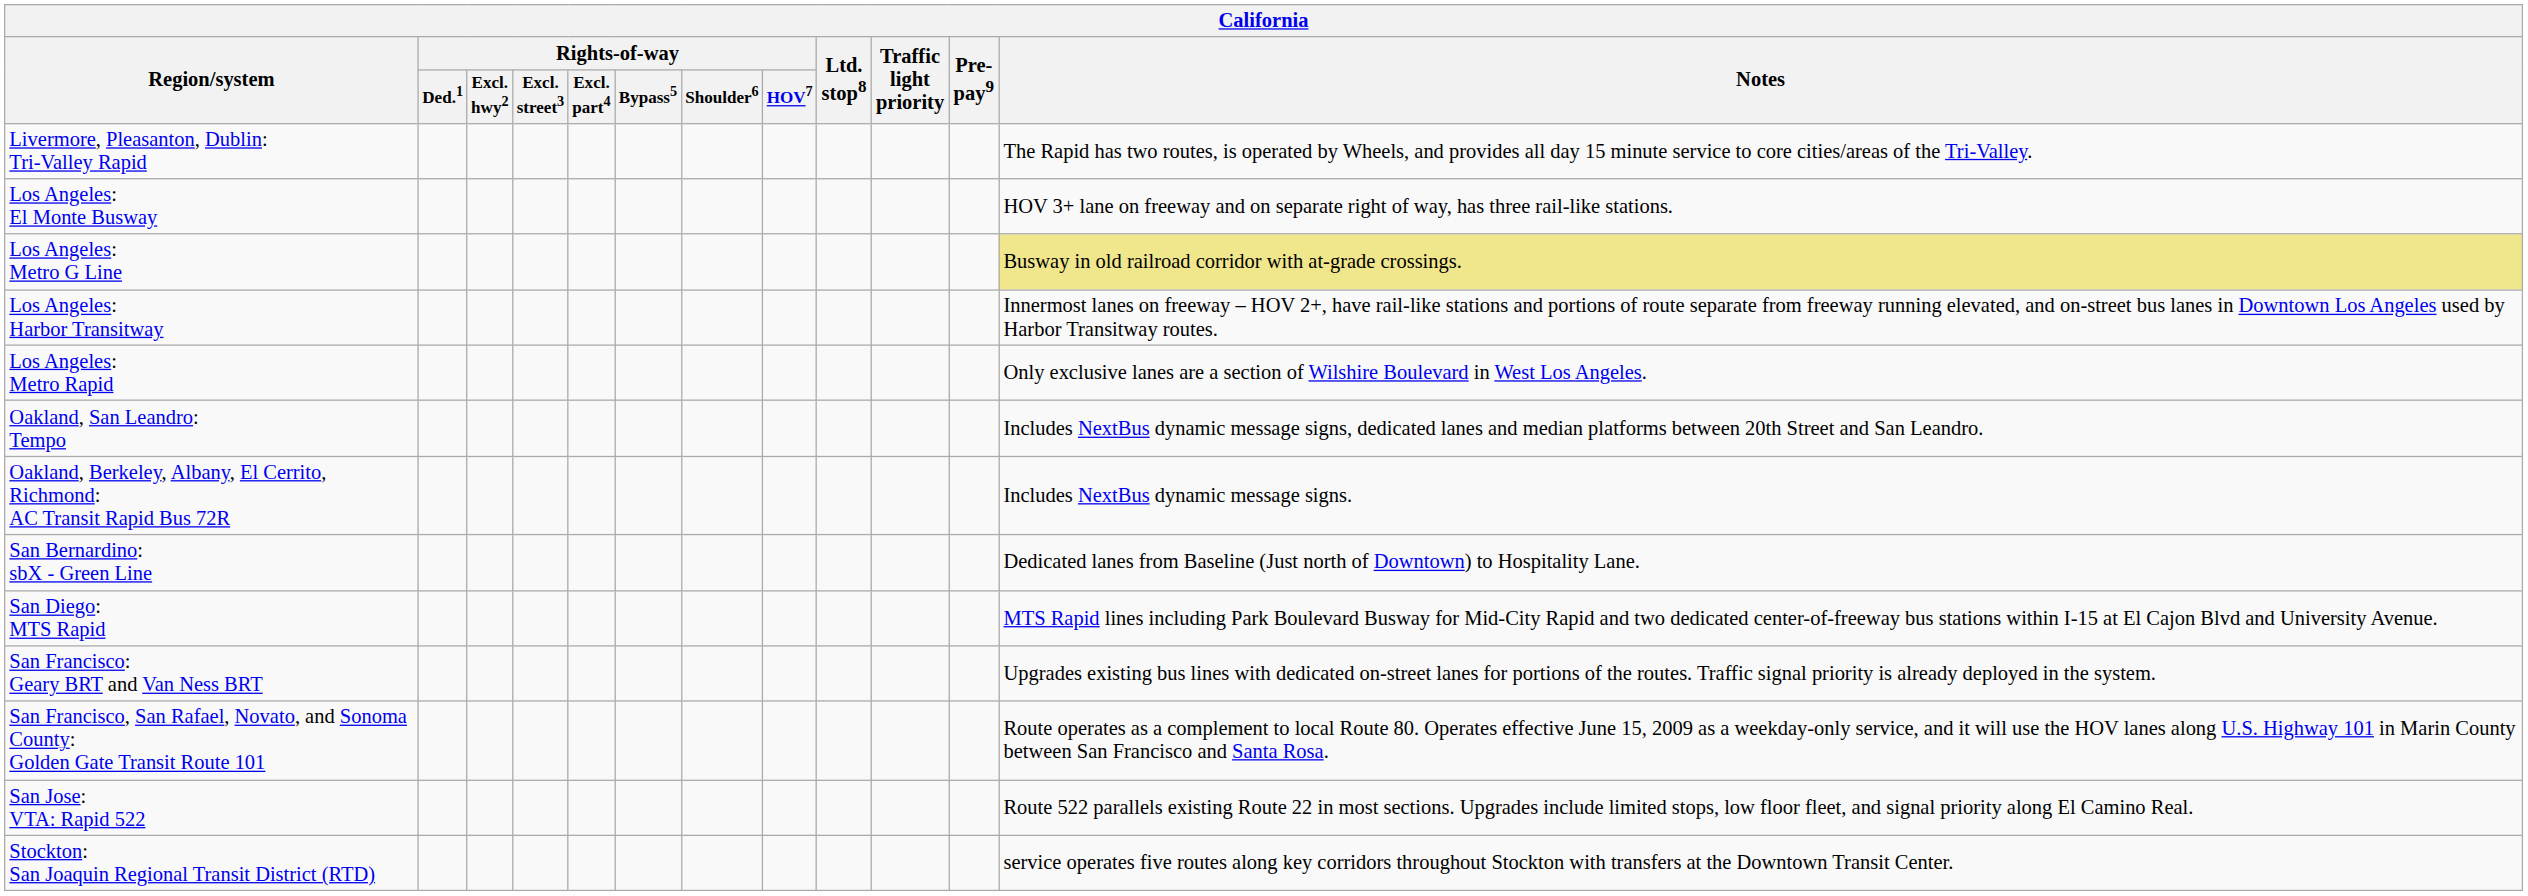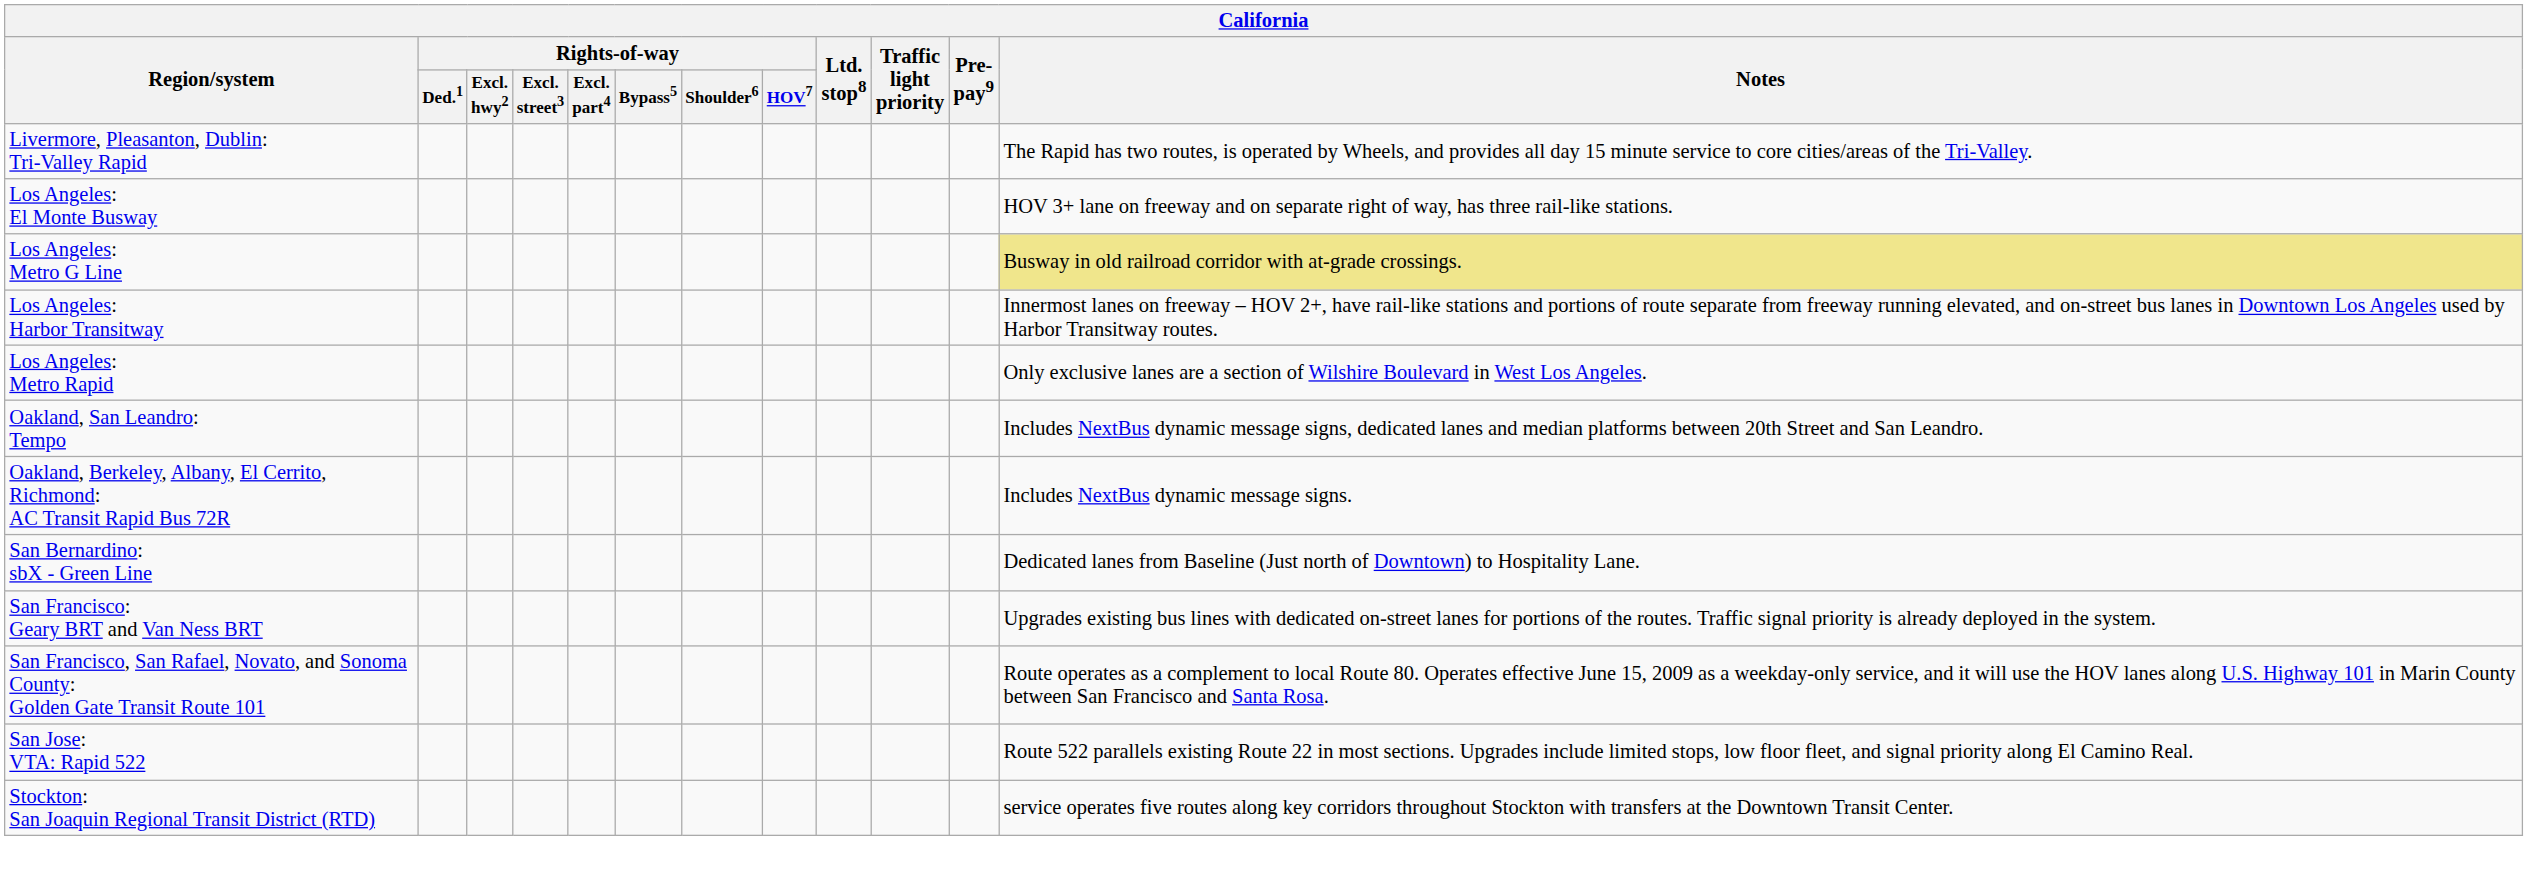- row: (57, 617)
